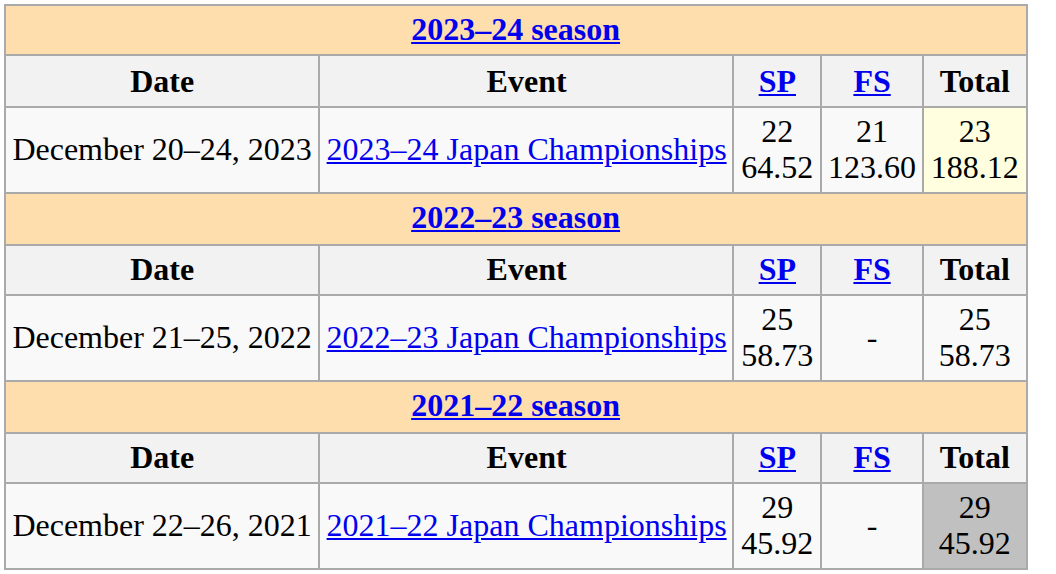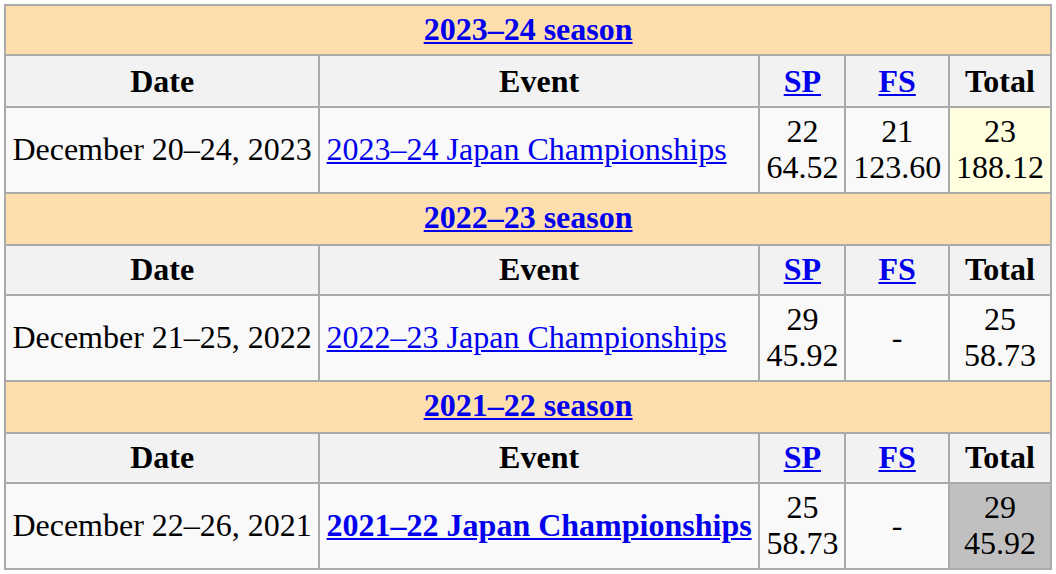(777, 337) 25 58.73 -> (802, 337) 29 45.92
(527, 525) normal -> (539, 525) bold
(777, 525) 29 45.92 -> (802, 525) 25 58.73
